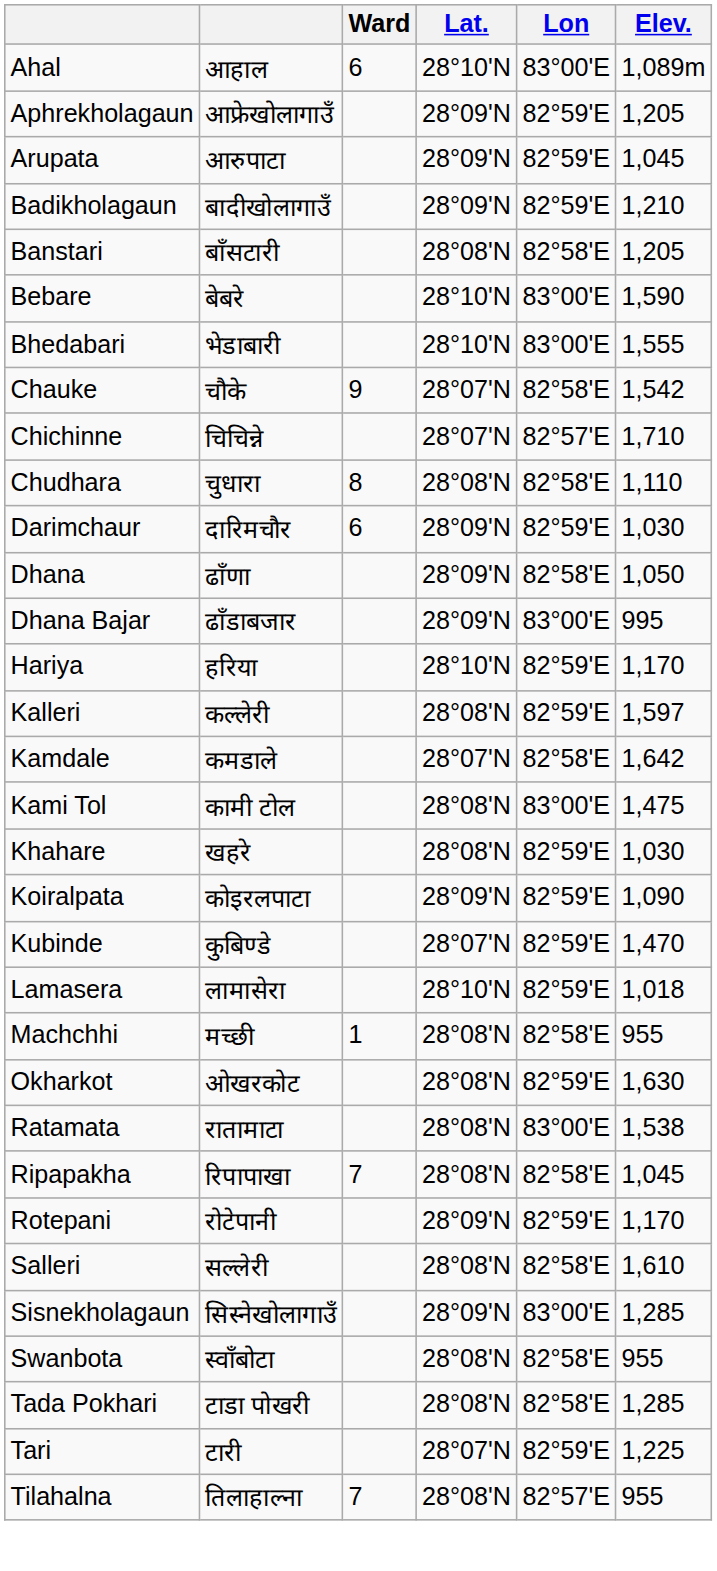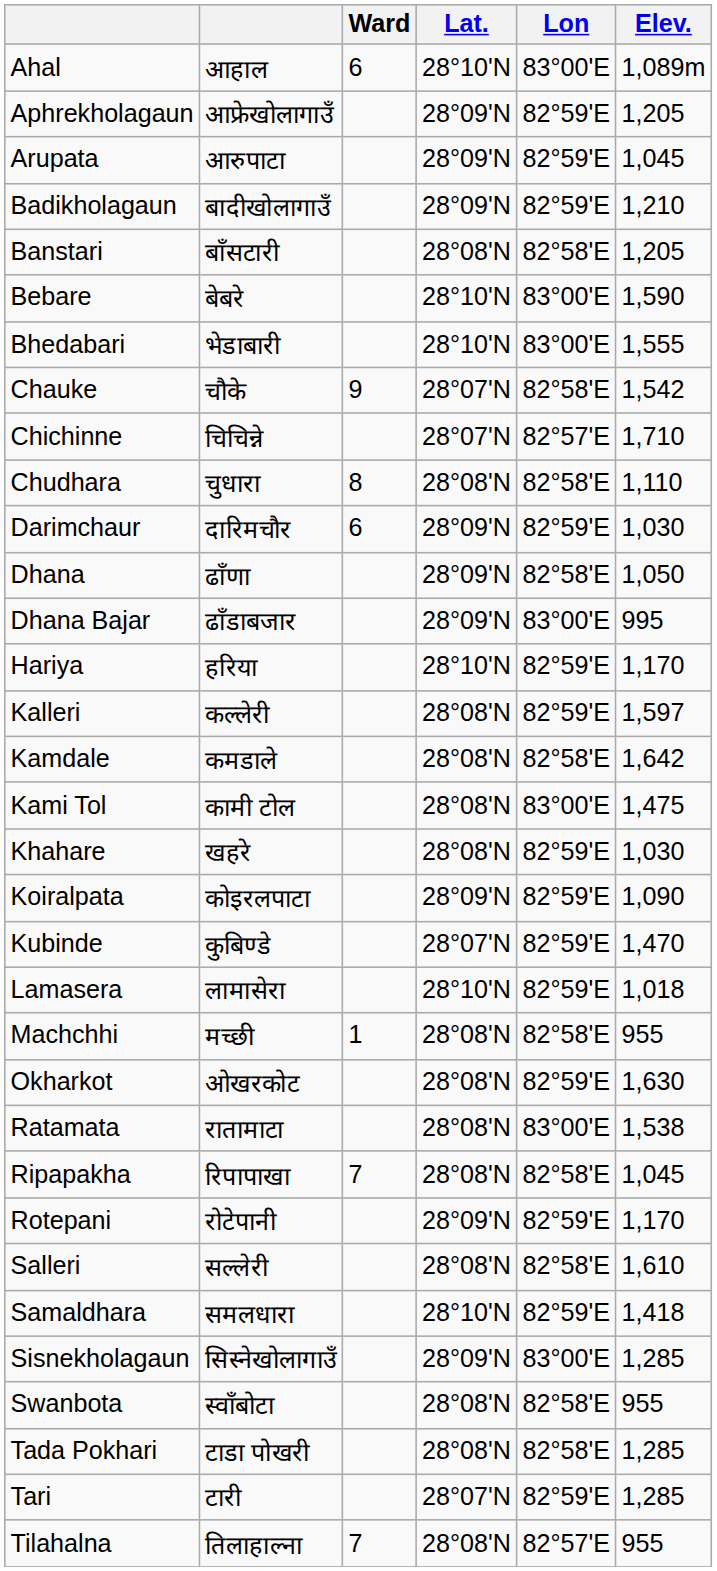(466, 759) 28°07'N -> (466, 759) 28°08'N
+ row: (78, 1312)
(653, 1450) 1,225 -> (653, 1497) 1,285
